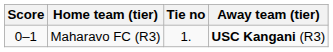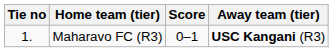columns swapped: (186, 15) <-> (26, 15)
